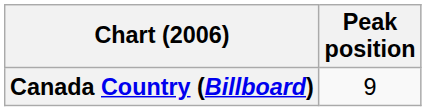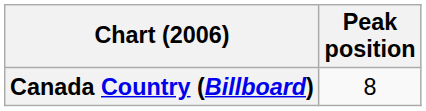(370, 86) 9 -> (370, 86) 8
